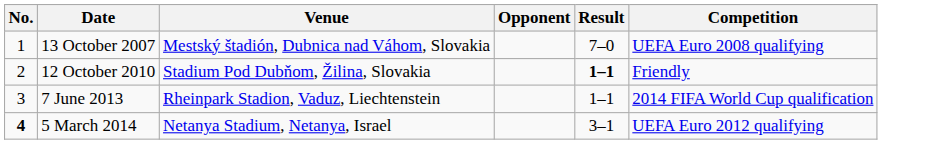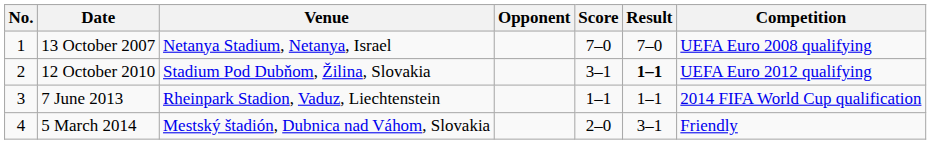+ column: (598, 17)
(327, 44) Mestský štadión, Dubnica nad Váhom, Slovakia -> (277, 44) Netanya Stadium, Netanya, Israel
(661, 71) Friendly -> (776, 71) UEFA Euro 2012 qualifying
(21, 125) bold -> (21, 125) normal
(277, 125) Netanya Stadium, Netanya, Israel -> (327, 125) Mestský štadión, Dubnica nad Váhom, Slovakia
(728, 125) UEFA Euro 2012 qualifying -> (709, 125) Friendly
